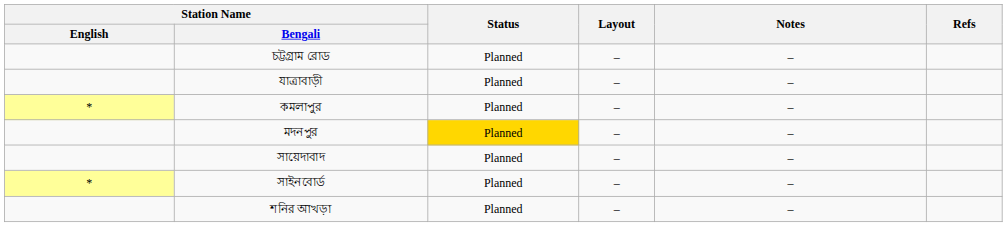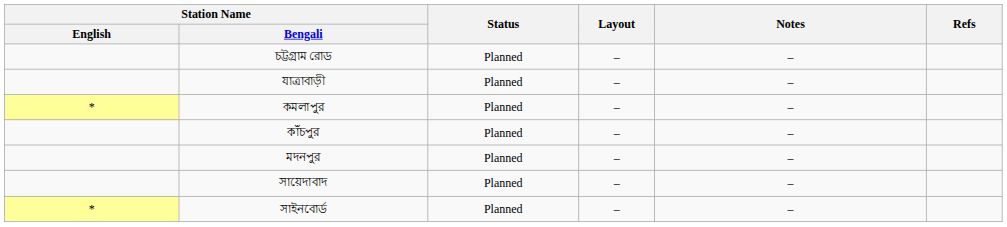+ row: (303, 132)
(503, 132) gold background -> (503, 158) no background
- row: (301, 208)
